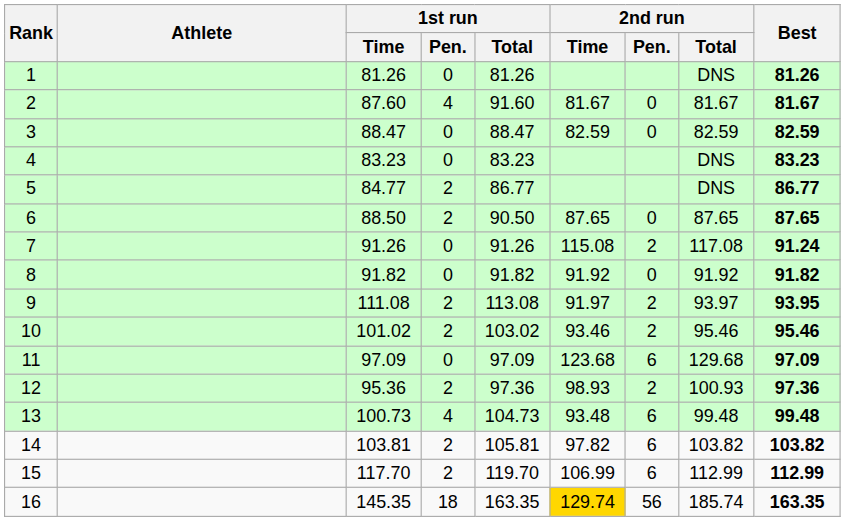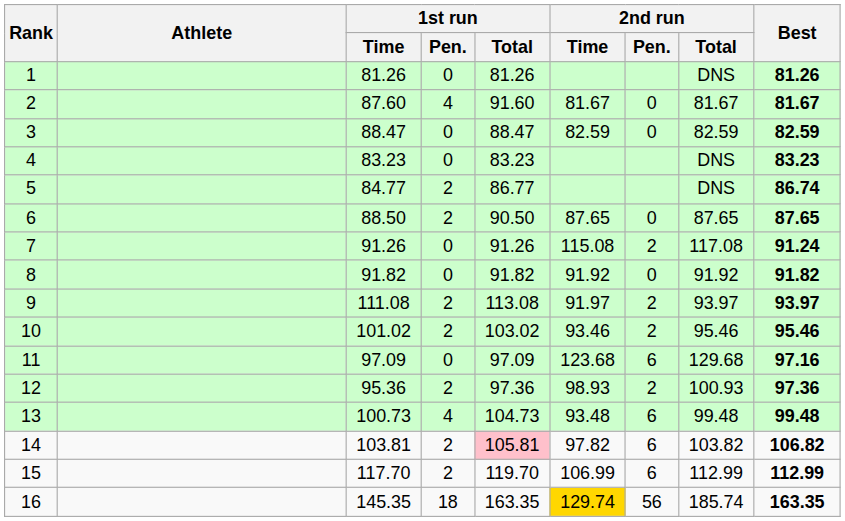(797, 189) 86.77 -> (797, 189) 86.74
(797, 302) 93.95 -> (797, 302) 93.97
(797, 359) 97.09 -> (797, 359) 97.16
(512, 445) no background -> (512, 445) pink background
(797, 445) 103.82 -> (797, 445) 106.82
